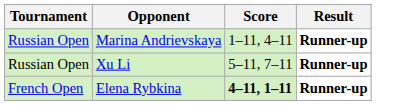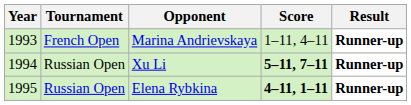+ column: (22, 16)
(48, 40) Russian Open -> (82, 40) French Open
(260, 64) normal -> (296, 64) bold
(46, 88) French Open -> (84, 88) Russian Open
